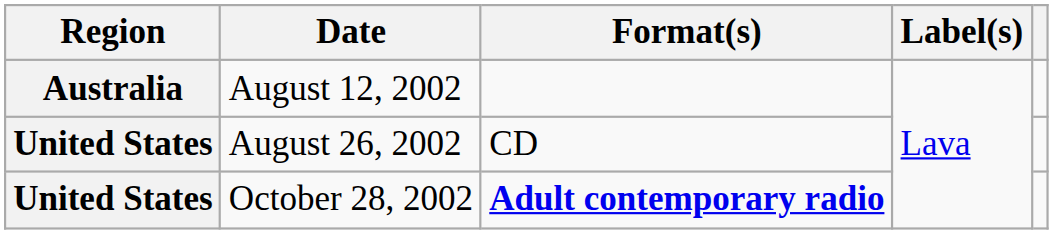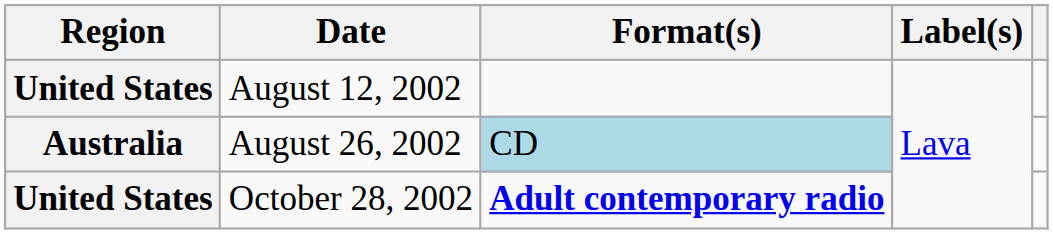(113, 87) Australia -> (113, 87) United States
(113, 143) United States -> (113, 143) Australia
(514, 143) no background -> (514, 143) lightblue background
